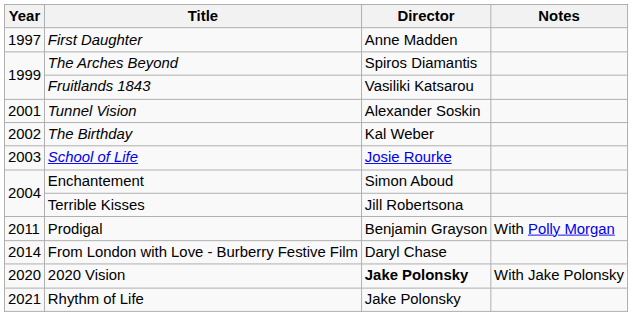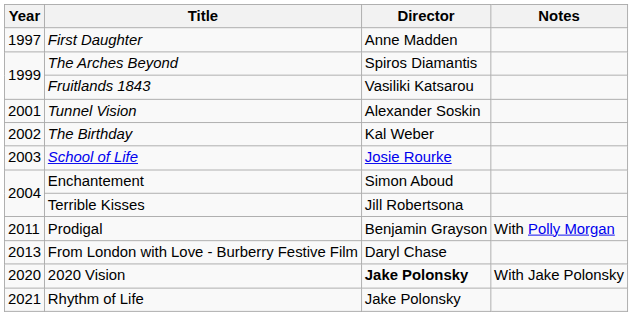(24, 252) 2014 -> (24, 252) 2013
